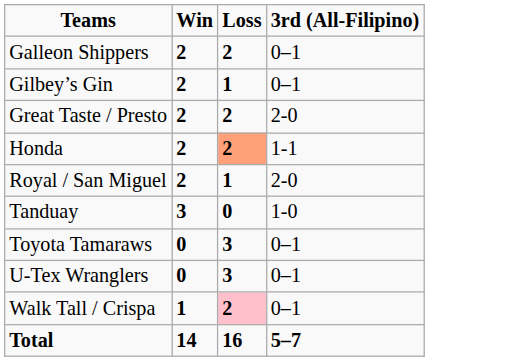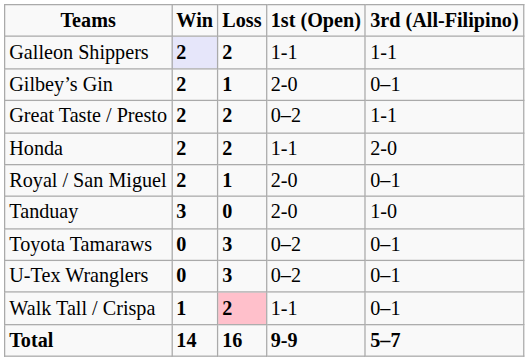+ column: (316, 20)
(181, 52) no background -> (181, 52) lavender background
(286, 52) 0–1 -> (384, 52) 1-1
(284, 116) 2-0 -> (384, 116) 1-1
(227, 148) lightsalmon background -> (227, 148) no background
(284, 148) 1-1 -> (384, 148) 2-0
(284, 180) 2-0 -> (385, 180) 0–1
